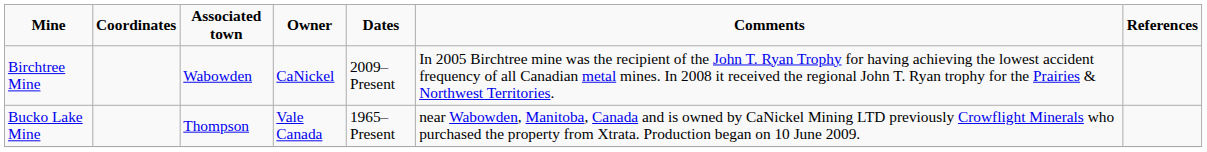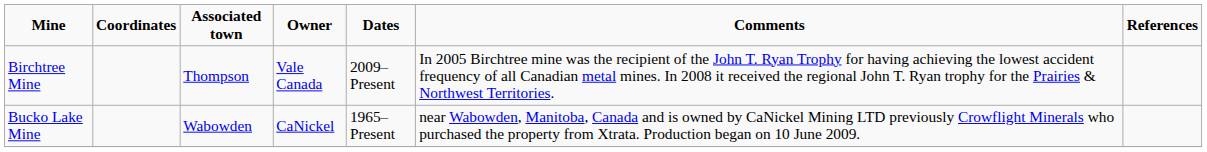(218, 75) Wabowden -> (216, 75) Thompson
(305, 75) CaNickel -> (299, 75) Vale Canada
(216, 125) Thompson -> (218, 125) Wabowden
(299, 125) Vale Canada -> (305, 125) CaNickel
